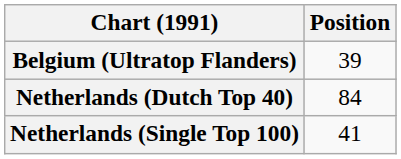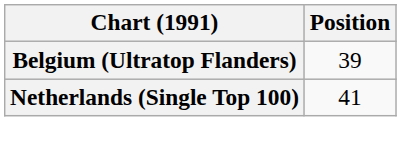- row: (155, 97)
